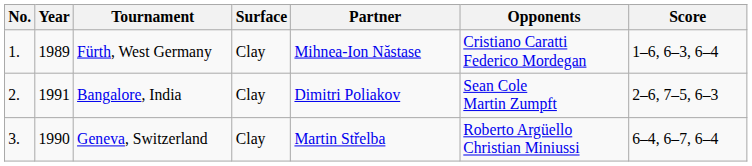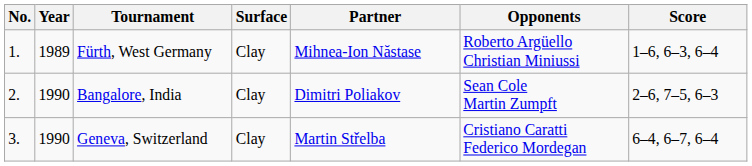(525, 51) Cristiano Caratti Federico Mordegan -> (521, 51) Roberto Argüello Christian Miniussi
(54, 94) 1991 -> (54, 94) 1990
(521, 138) Roberto Argüello Christian Miniussi -> (525, 138) Cristiano Caratti Federico Mordegan
